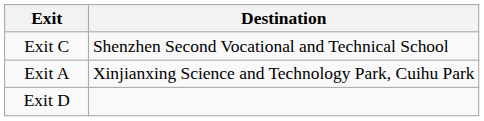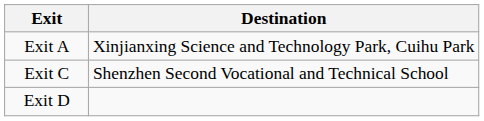rows swapped: (47, 73) <-> (47, 45)
